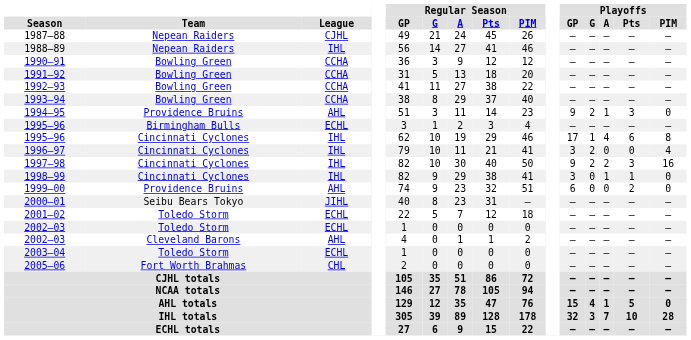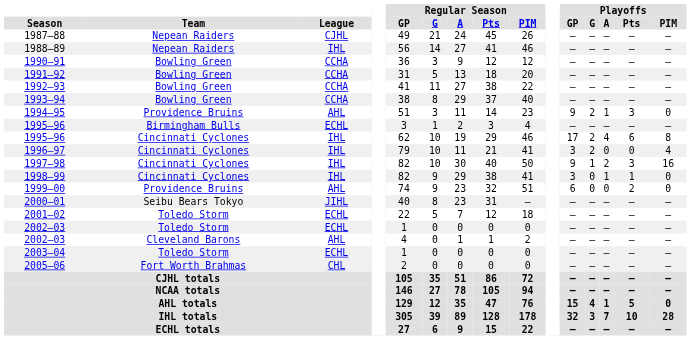(592, 138) 1 -> (592, 138) 2
(592, 163) 2 -> (592, 163) 1
